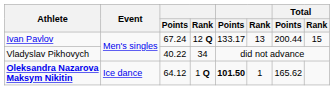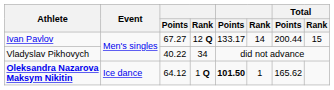(175, 40) 67.24 -> (175, 40) 67.27
(260, 40) 13 -> (260, 40) 14
